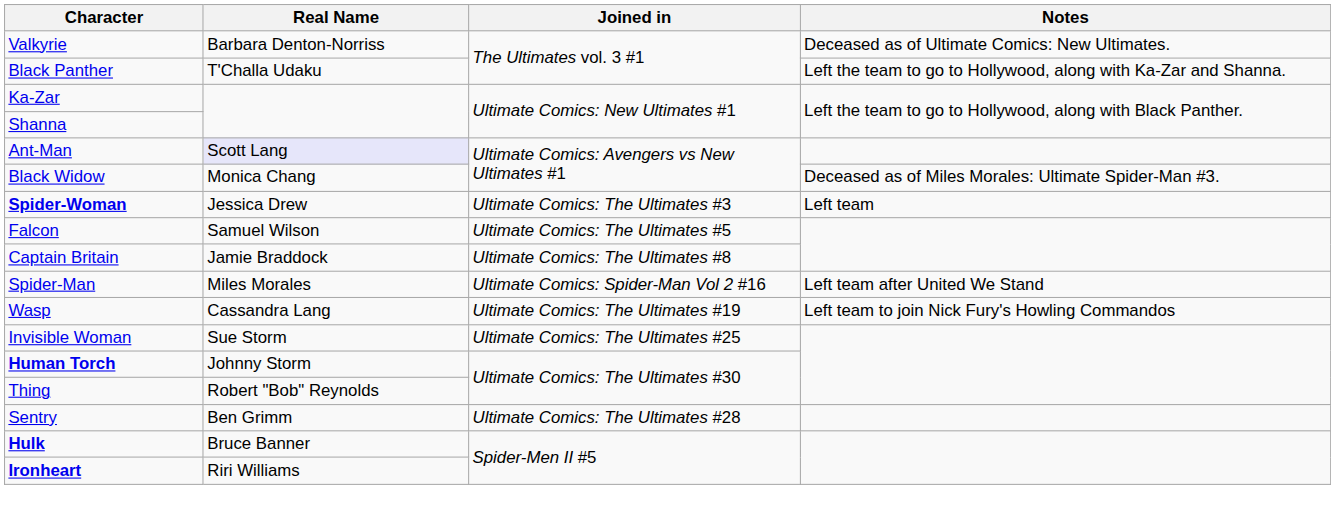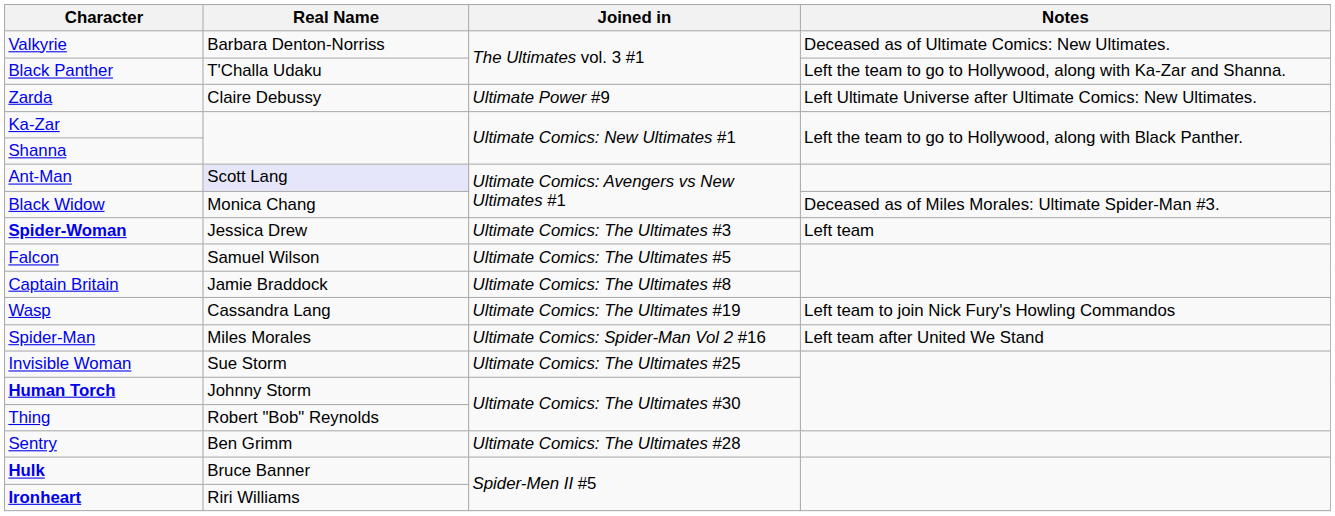+ row: (30, 97)
rows swapped: (52, 284) <-> (30, 310)
